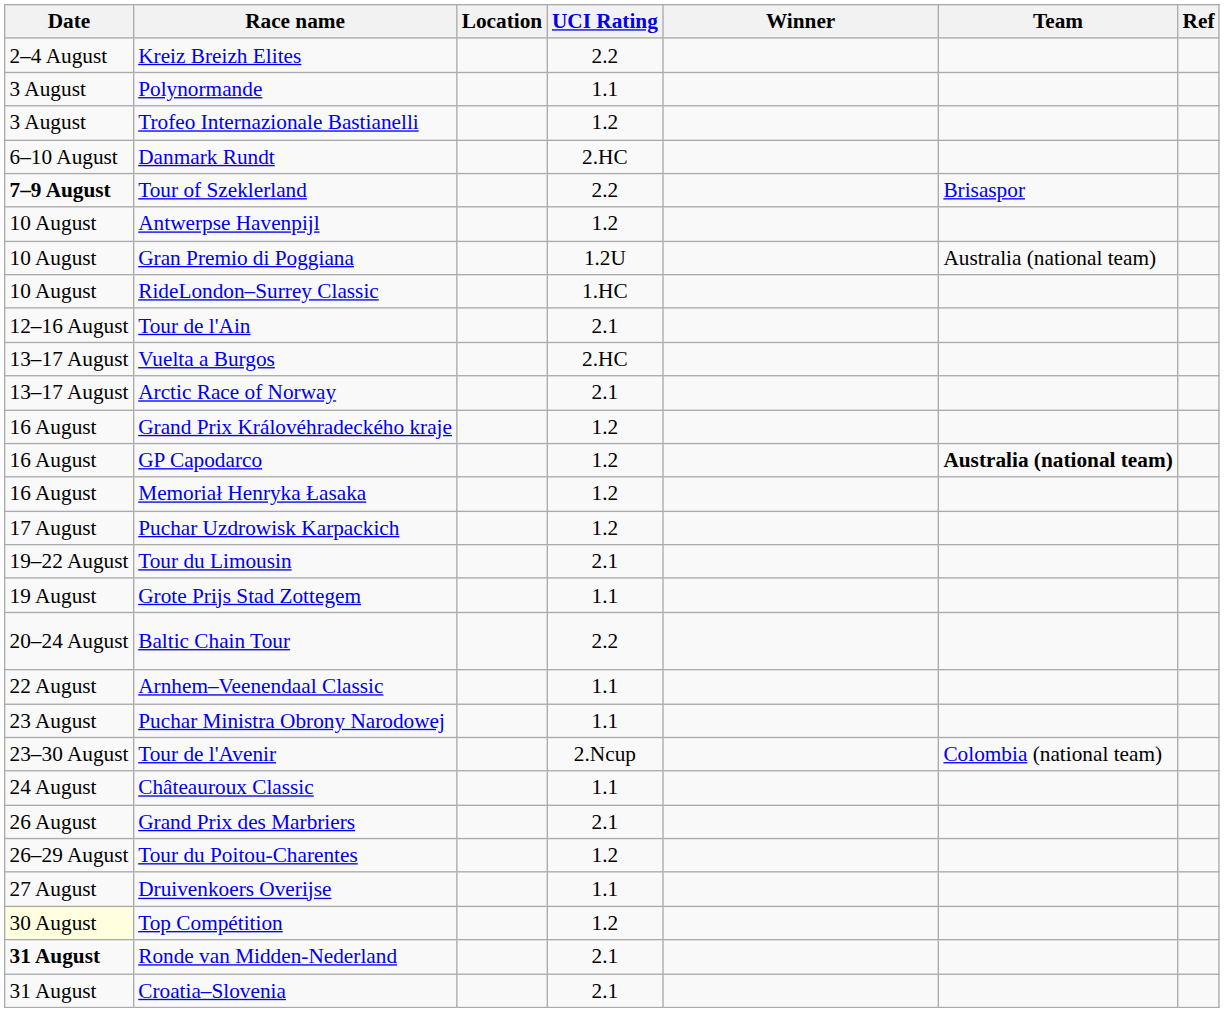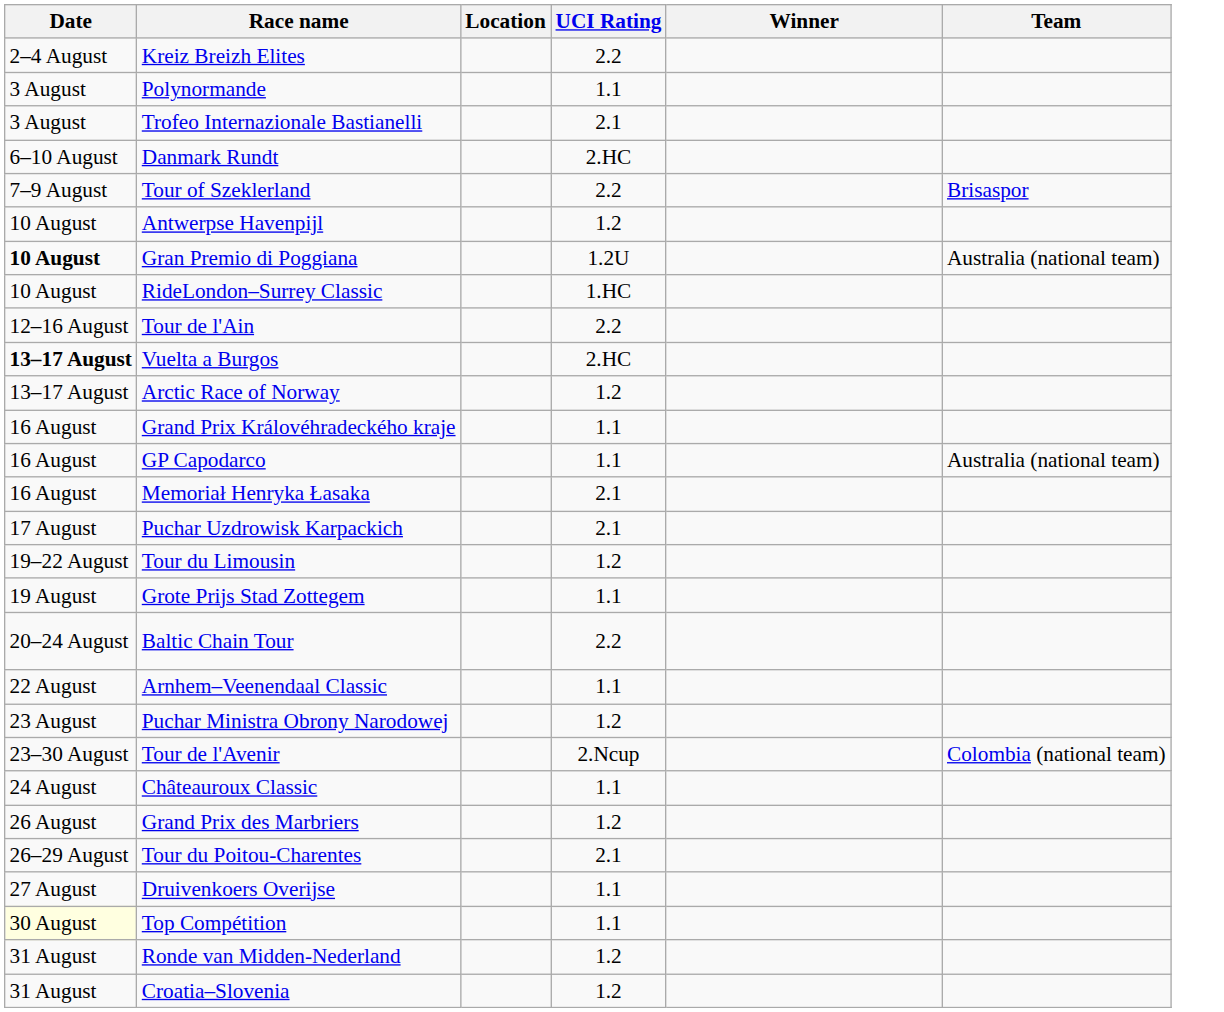- column: (1199, 21)
(605, 122) 1.2 -> (608, 122) 2.1
(60, 190) bold -> (58, 190) normal
(53, 257) normal -> (55, 257) bold
(605, 325) 2.1 -> (608, 325) 2.2
(69, 358) normal -> (71, 358) bold
(605, 392) 2.1 -> (608, 392) 1.2
(605, 426) 1.2 -> (608, 426) 1.1
(605, 460) 1.2 -> (608, 460) 1.1
(1058, 460) bold -> (1053, 460) normal
(605, 493) 1.2 -> (608, 493) 2.1
(605, 527) 1.2 -> (608, 527) 2.1
(605, 561) 2.1 -> (608, 561) 1.2
(605, 720) 1.1 -> (608, 720) 1.2
(605, 821) 2.1 -> (608, 821) 1.2
(605, 855) 1.2 -> (608, 855) 2.1
(605, 922) 1.2 -> (608, 922) 1.1
(55, 956) bold -> (53, 956) normal
(605, 956) 2.1 -> (608, 956) 1.2
(605, 990) 2.1 -> (608, 990) 1.2
